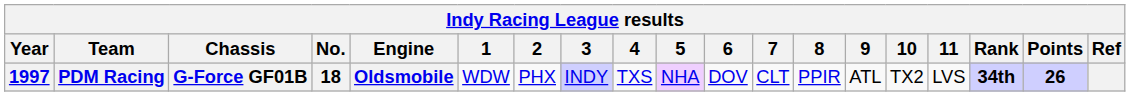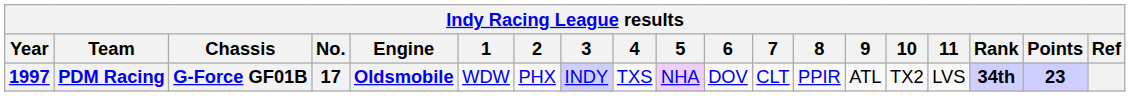(331, 77) 18 -> (331, 77) 17
(1055, 77) 26 -> (1055, 77) 23
